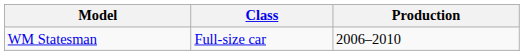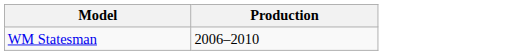- column: (262, 15)
